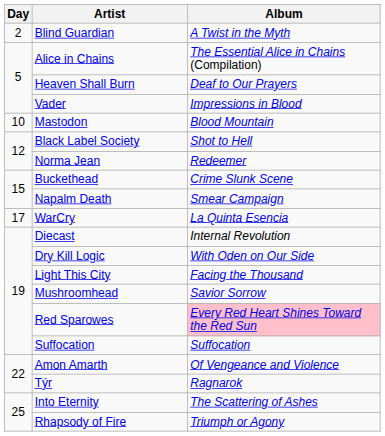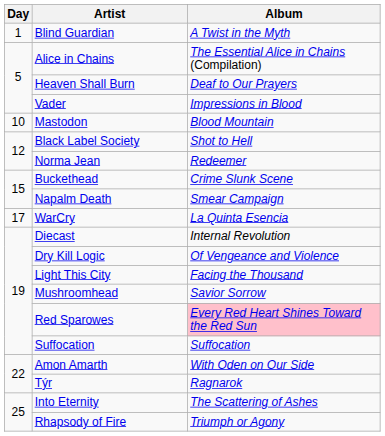(18, 33) 2 -> (18, 33) 1
(252, 255) With Oden on Our Side -> (265, 255) Of Vengeance and Violence
(265, 364) Of Vengeance and Violence -> (252, 364) With Oden on Our Side
